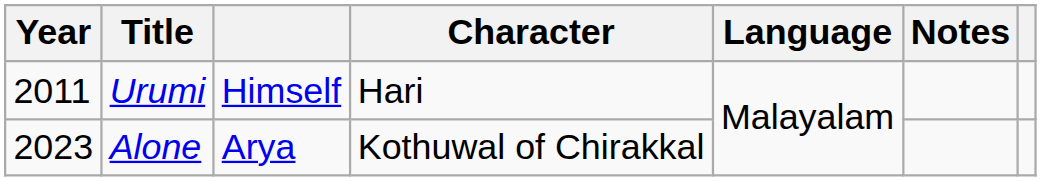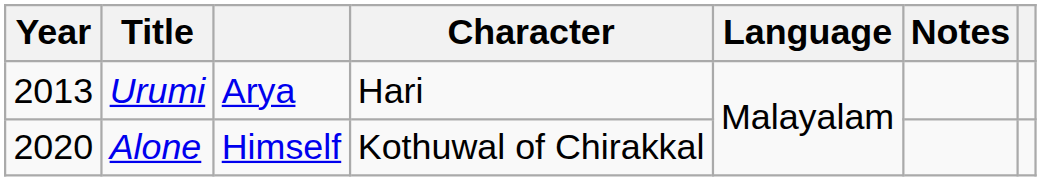(52, 89) 2011 -> (53, 89) 2013
(281, 89) Himself -> (259, 89) Arya
(53, 146) 2023 -> (53, 146) 2020
(259, 146) Arya -> (281, 146) Himself
